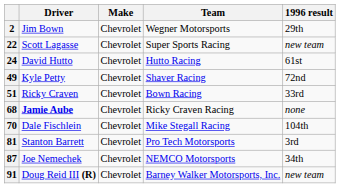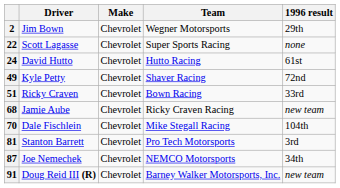(305, 45) new team -> (295, 45) none
(47, 110) bold -> (46, 110) normal
(295, 110) none -> (305, 110) new team
